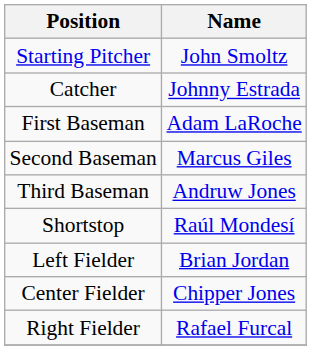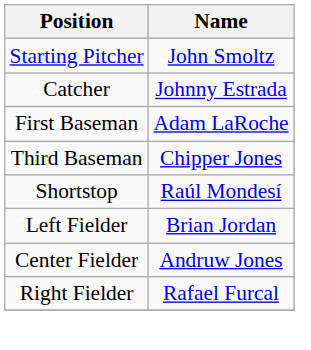- row: (83, 157)
(234, 191) Andruw Jones -> (221, 157) Chipper Jones
(234, 293) Chipper Jones -> (221, 259) Andruw Jones
